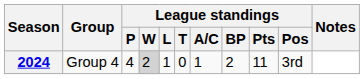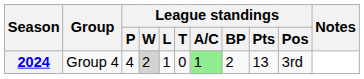(198, 62) no background -> (198, 62) lightgreen background
(260, 62) 11 -> (261, 62) 13
